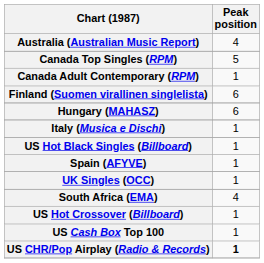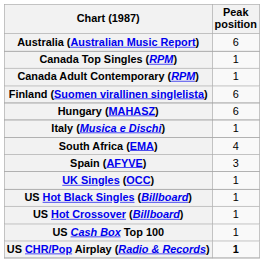(236, 42) 4 -> (236, 42) 6
(236, 59) 5 -> (236, 59) 1
rows swapped: (108, 197) <-> (108, 146)
(236, 163) 1 -> (236, 163) 3
